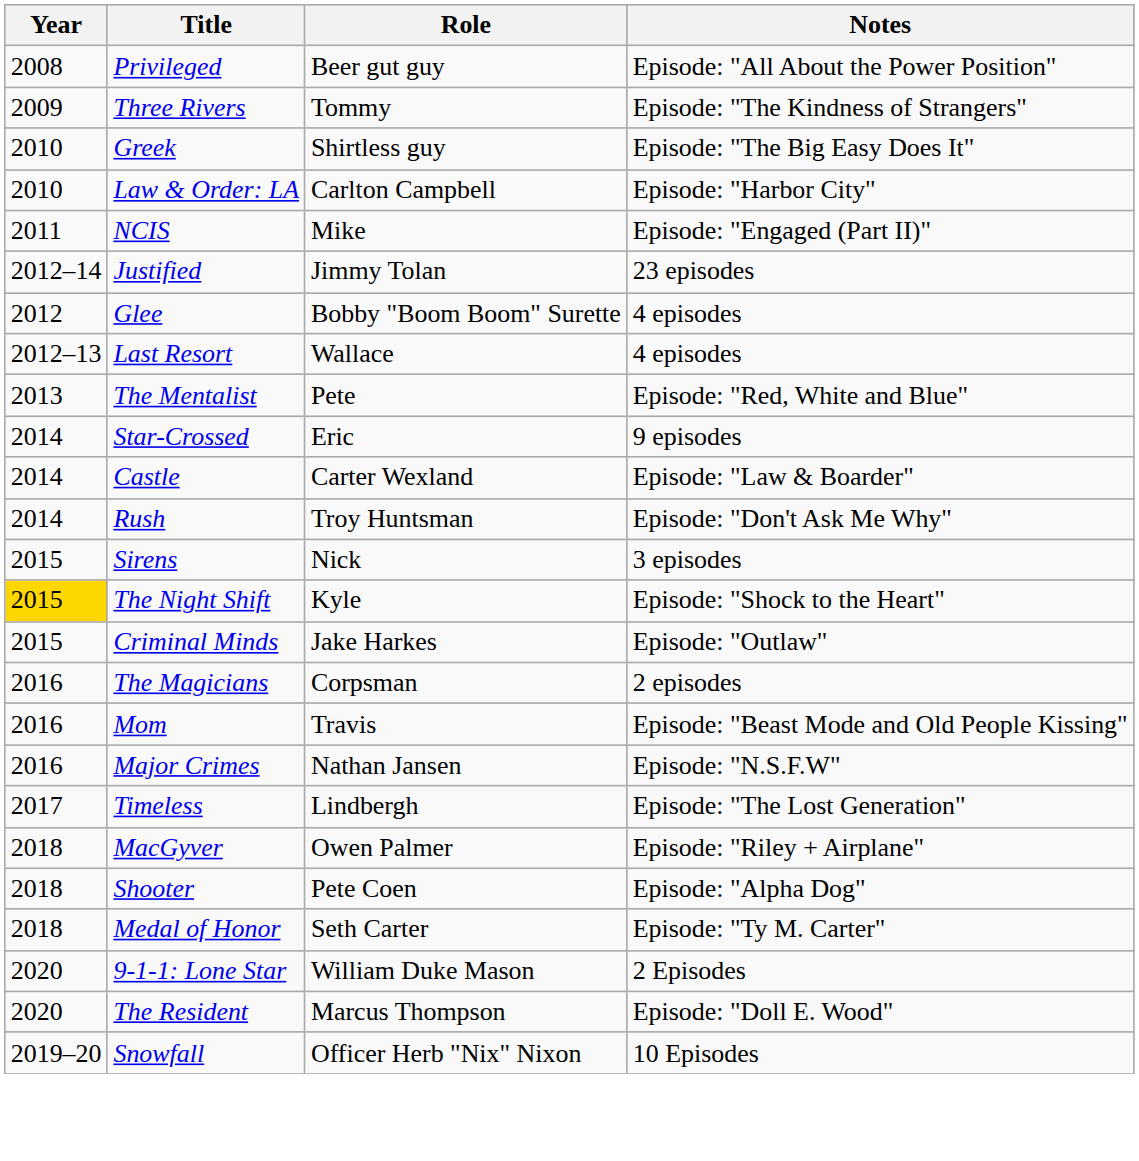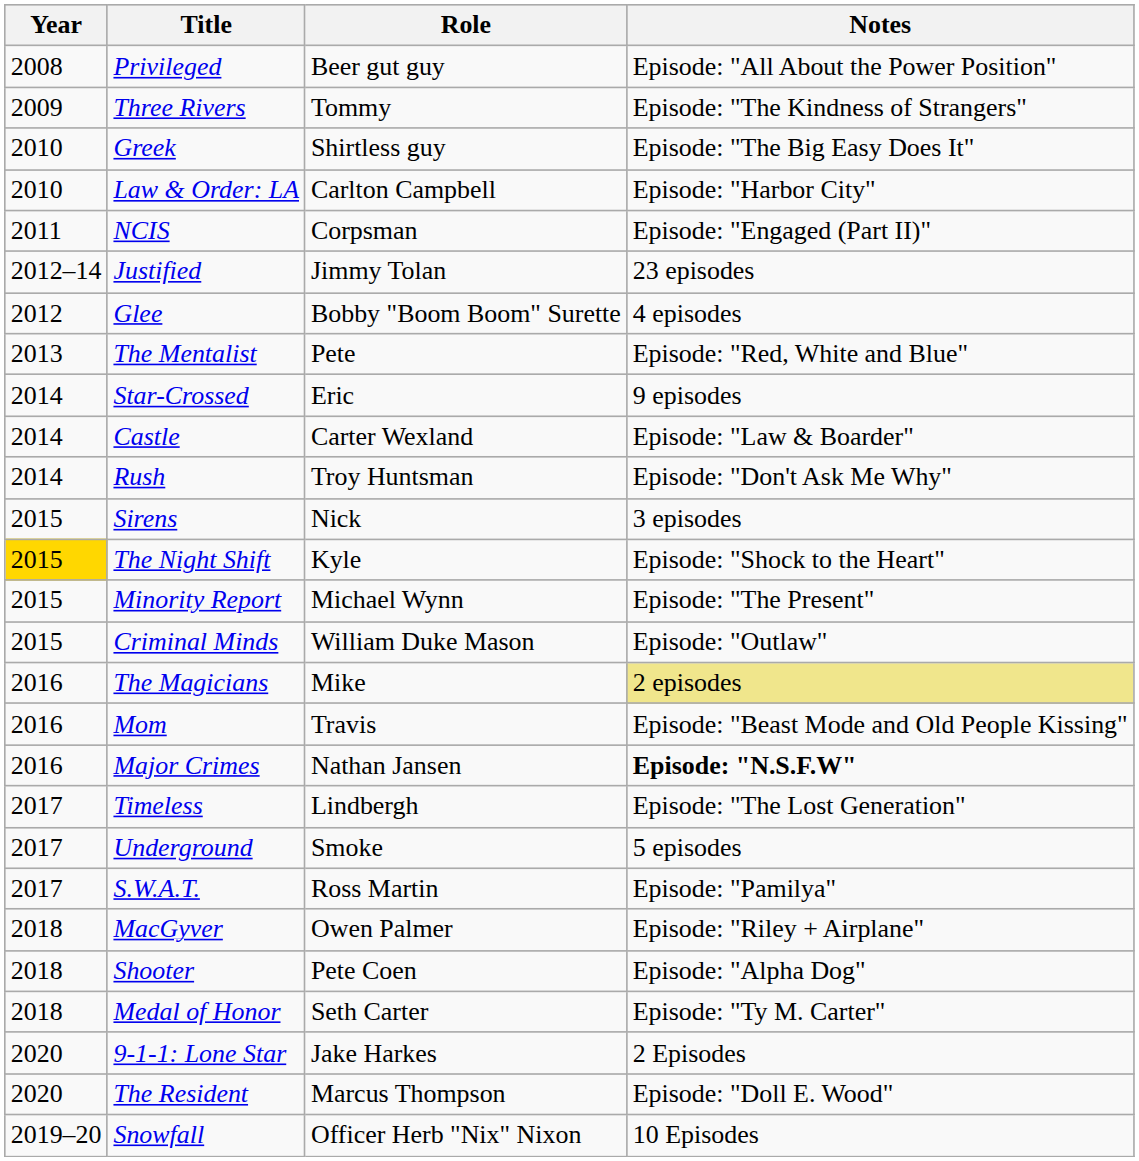(338, 230) Mike -> (364, 230) Corpsman
- row: (173, 353)
+ row: (197, 600)
(374, 641) Jake Harkes -> (423, 641) William Duke Mason
(364, 682) Corpsman -> (338, 682) Mike
(687, 682) no background -> (687, 682) khaki background
(737, 764) normal -> (745, 764) bold
+ row: (183, 847)
+ row: (157, 888)
(423, 970) William Duke Mason -> (374, 1052) Jake Harkes
